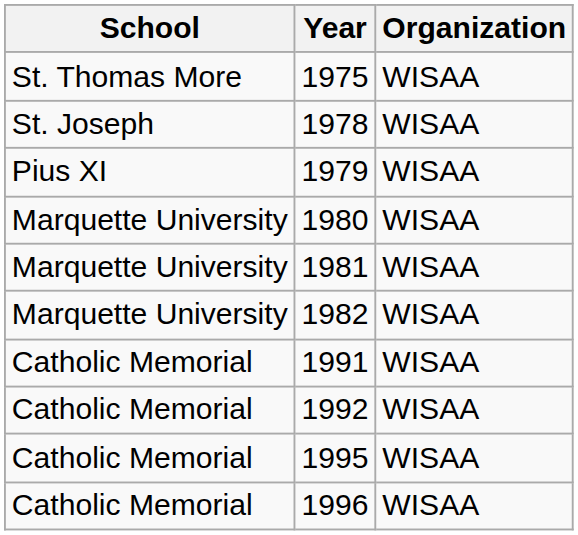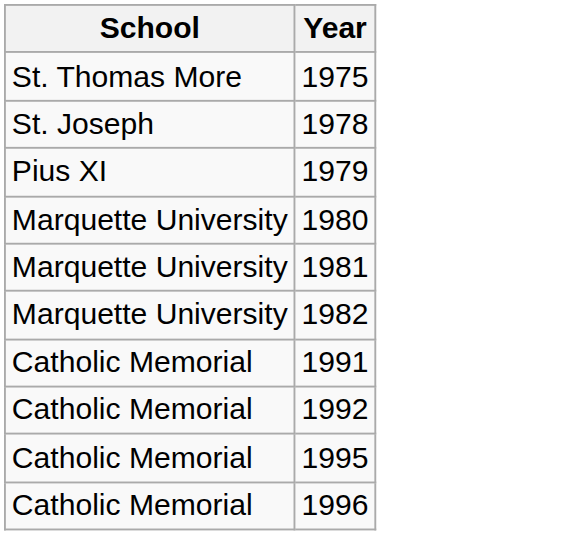- column: (474, 28)
